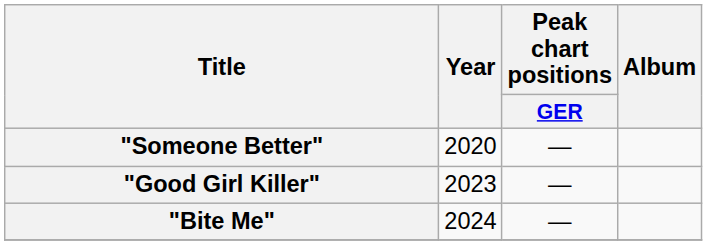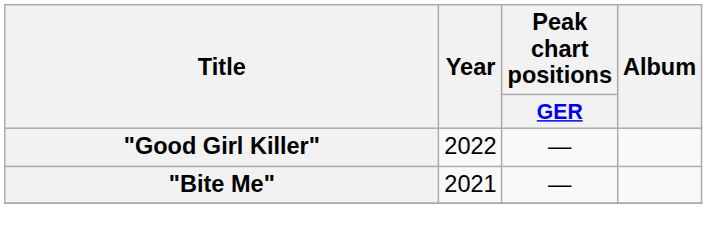- row: (222, 146)
(471, 184) 2023 -> (471, 146) 2022
(471, 221) 2024 -> (471, 184) 2021
